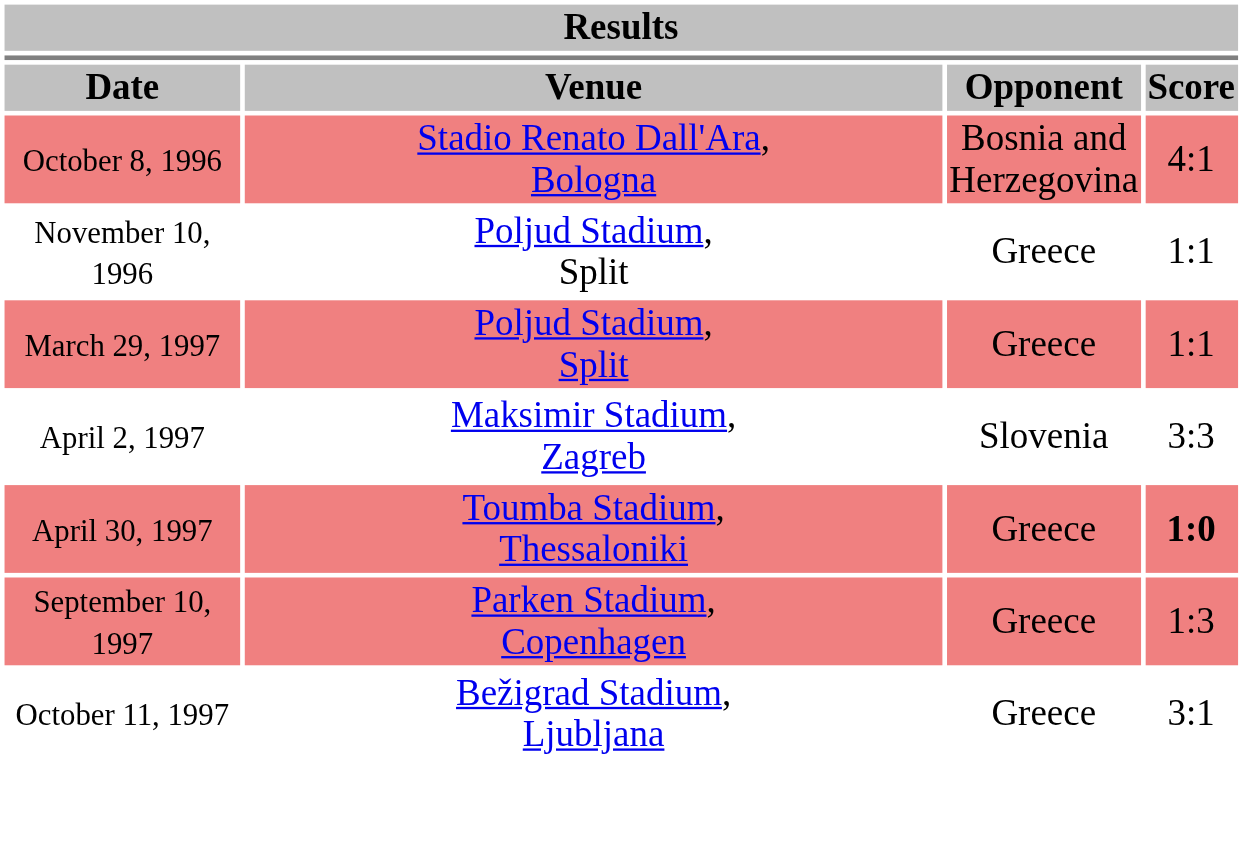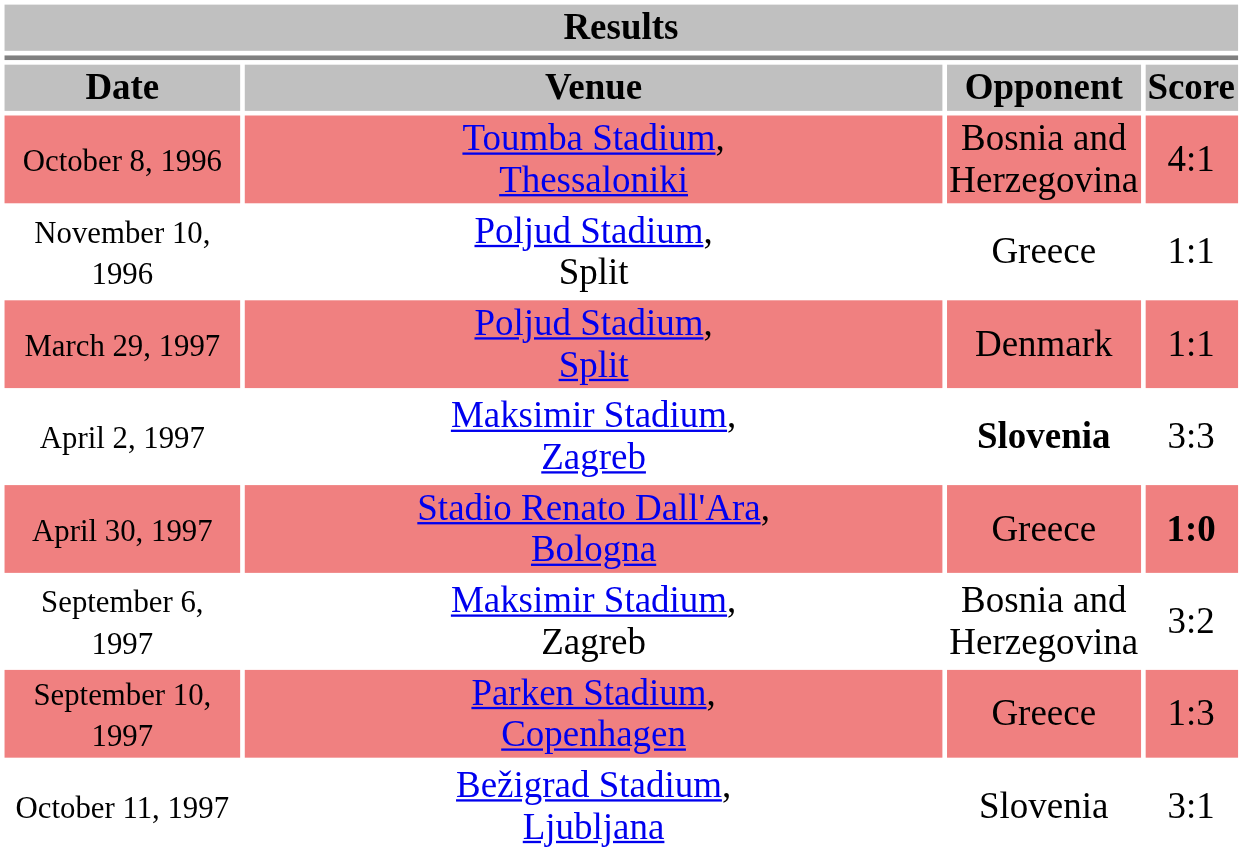(594, 158) Stadio Renato Dall'Ara, Bologna -> (594, 158) Toumba Stadium, Thessaloniki
(1044, 343) Greece -> (1044, 343) Denmark
(1044, 435) normal -> (1044, 435) bold
(594, 528) Toumba Stadium, Thessaloniki -> (594, 528) Stadio Renato Dall'Ara, Bologna
+ row: (122, 623)
(1044, 713) Greece -> (1044, 805) Slovenia
